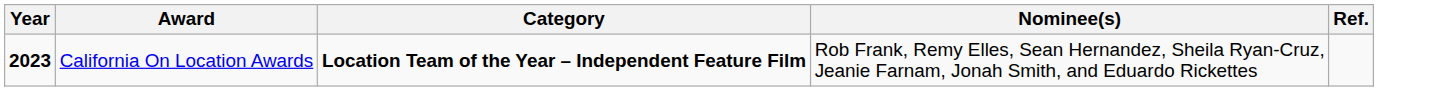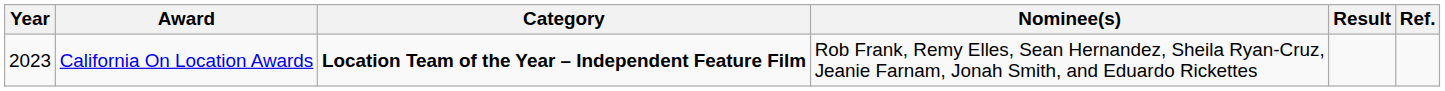+ column: (1362, 19)
(30, 60) bold -> (30, 60) normal
